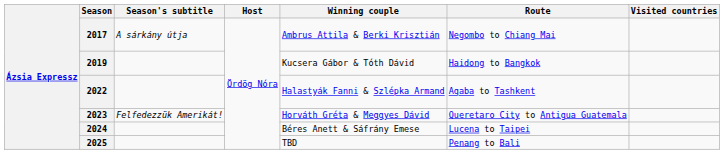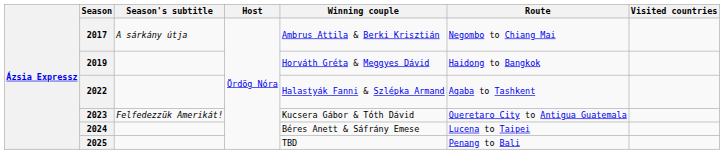(348, 63) Kucsera Gábor & Tóth Dávid -> (356, 63) Horváth Gréta & Meggyes Dávid
(356, 115) Horváth Gréta & Meggyes Dávid -> (348, 115) Kucsera Gábor & Tóth Dávid
